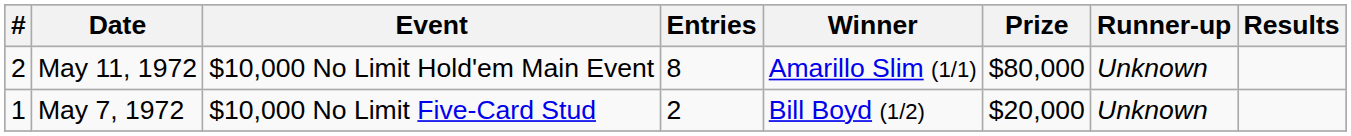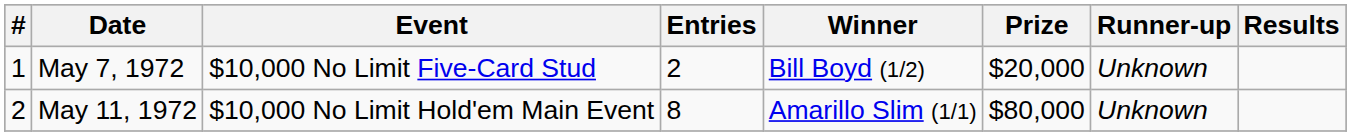rows swapped: (111, 109) <-> (117, 67)
